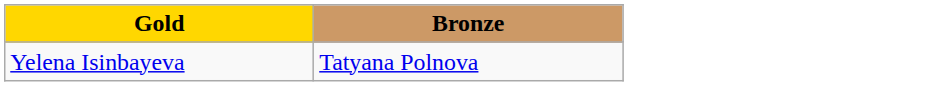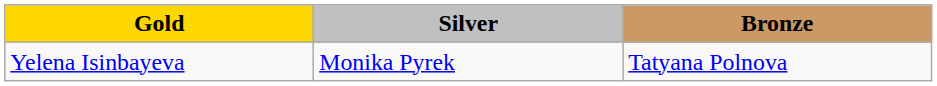+ column: (468, 23)
